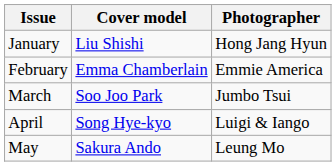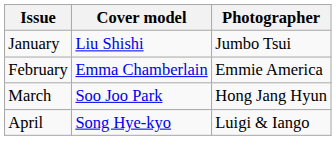(271, 43) Hong Jang Hyun -> (253, 43) Jumbo Tsui
(253, 95) Jumbo Tsui -> (271, 95) Hong Jang Hyun
- row: (23, 148)
